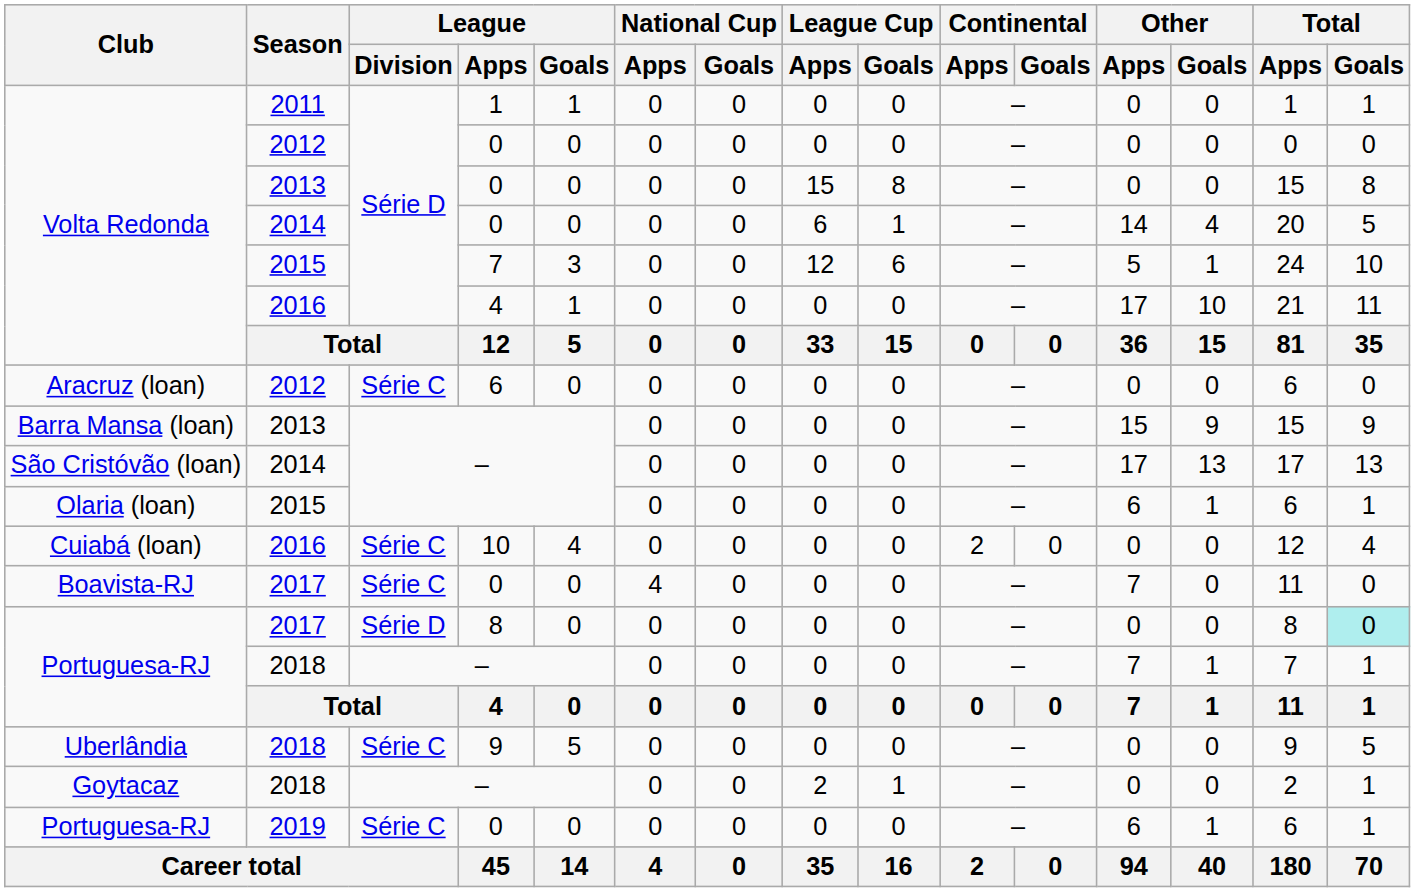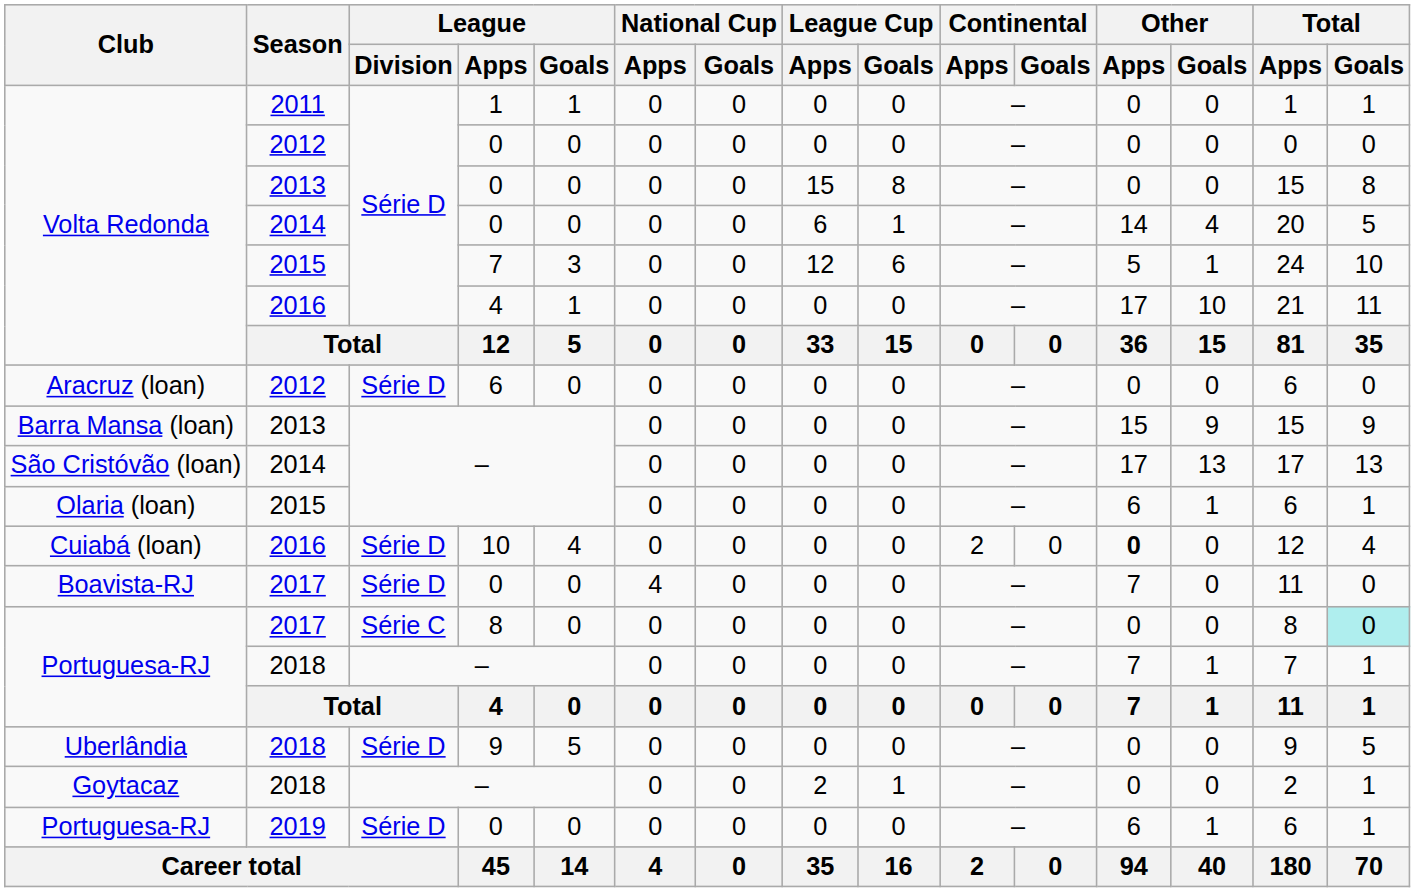(403, 385) Série C -> (403, 385) Série D
(403, 545) Série C -> (403, 545) Série D
(1134, 545) normal -> (1134, 545) bold
(403, 585) Série C -> (403, 585) Série D
(403, 625) Série D -> (403, 625) Série C
(403, 746) Série C -> (403, 746) Série D
(403, 826) Série C -> (403, 826) Série D
